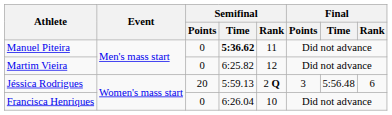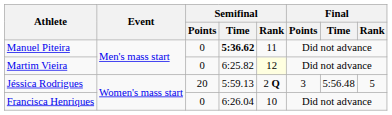(272, 66) no background -> (272, 66) lightyellow background
(372, 83) 6 -> (372, 83) 5
